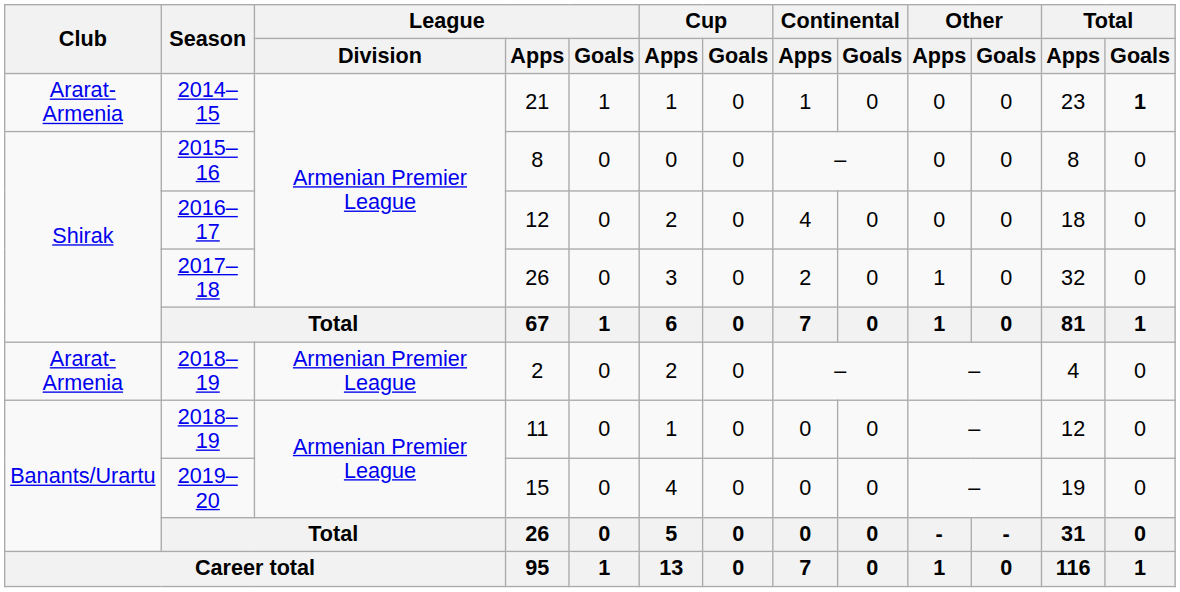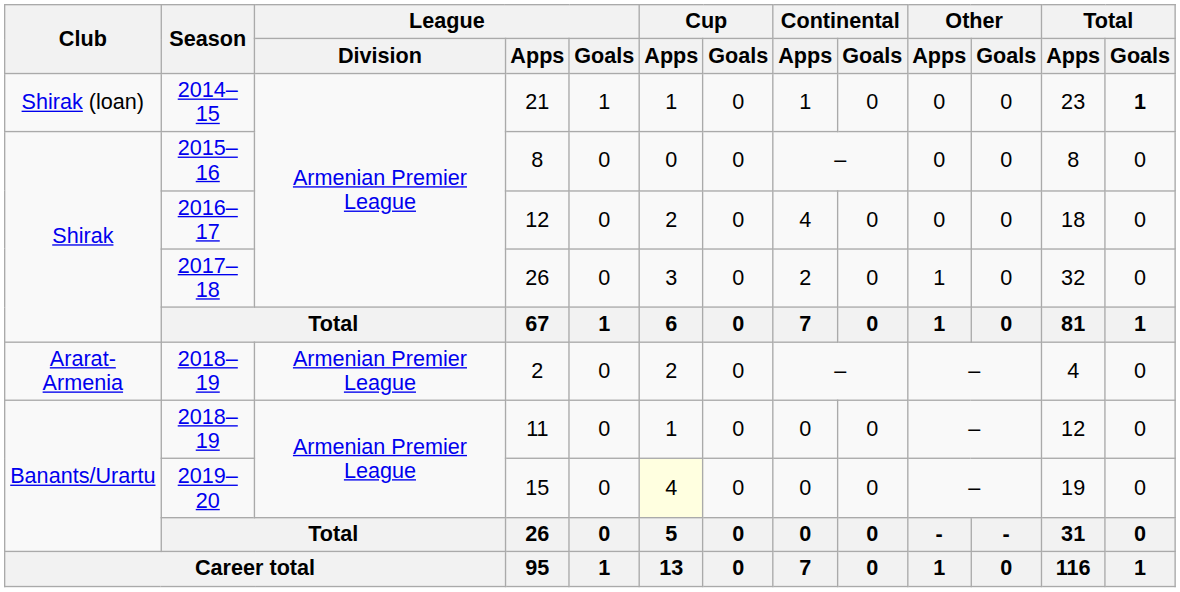(83, 102) Ararat-Armenia -> (83, 102) Shirak (loan)
(671, 487) no background -> (671, 487) lightyellow background
